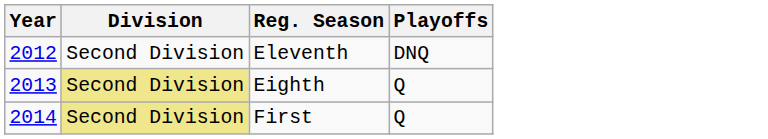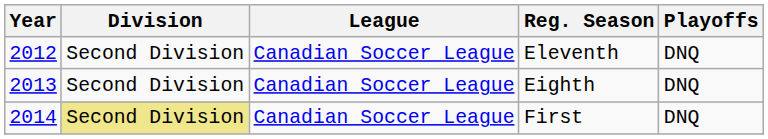+ column: (384, 21)
(155, 85) khaki background -> (155, 85) no background
(399, 85) Q -> (682, 85) DNQ
(399, 117) Q -> (682, 117) DNQ
